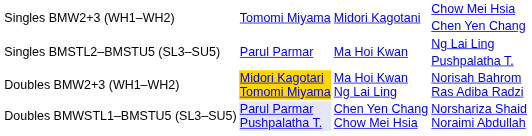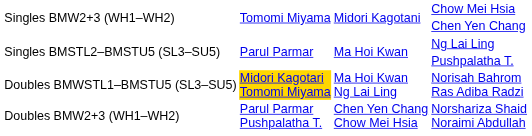(92, 85) Doubles BMW2+3 (WH1–WH2) -> (121, 85) Doubles BMWSTL1–BMSTU5 (SL3–SU5)
(121, 116) Doubles BMWSTL1–BMSTU5 (SL3–SU5) -> (92, 116) Doubles BMW2+3 (WH1–WH2)
(281, 116) lavender background -> (281, 116) no background
